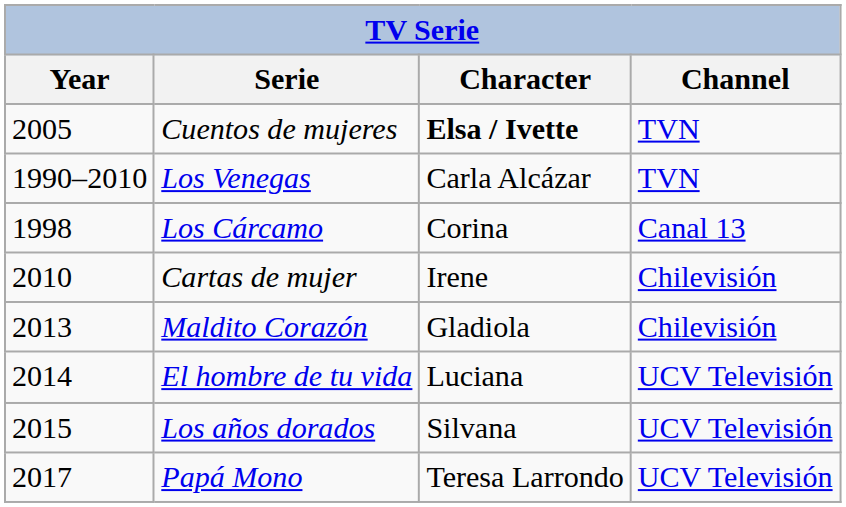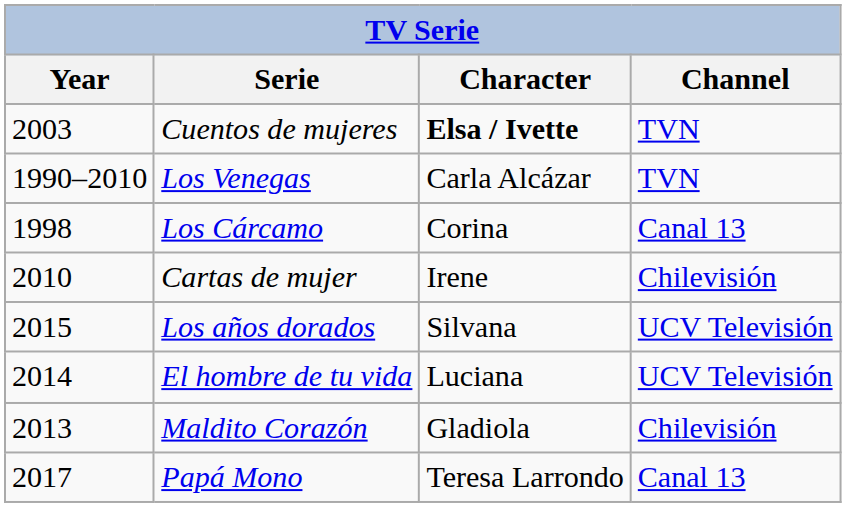(42, 128) 2005 -> (42, 128) 2003
rows swapped: (264, 327) <-> (268, 426)
(735, 476) UCV Televisión -> (692, 476) Canal 13
